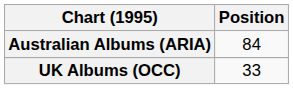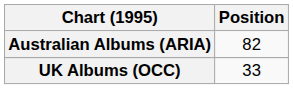(252, 44) 84 -> (252, 44) 82
